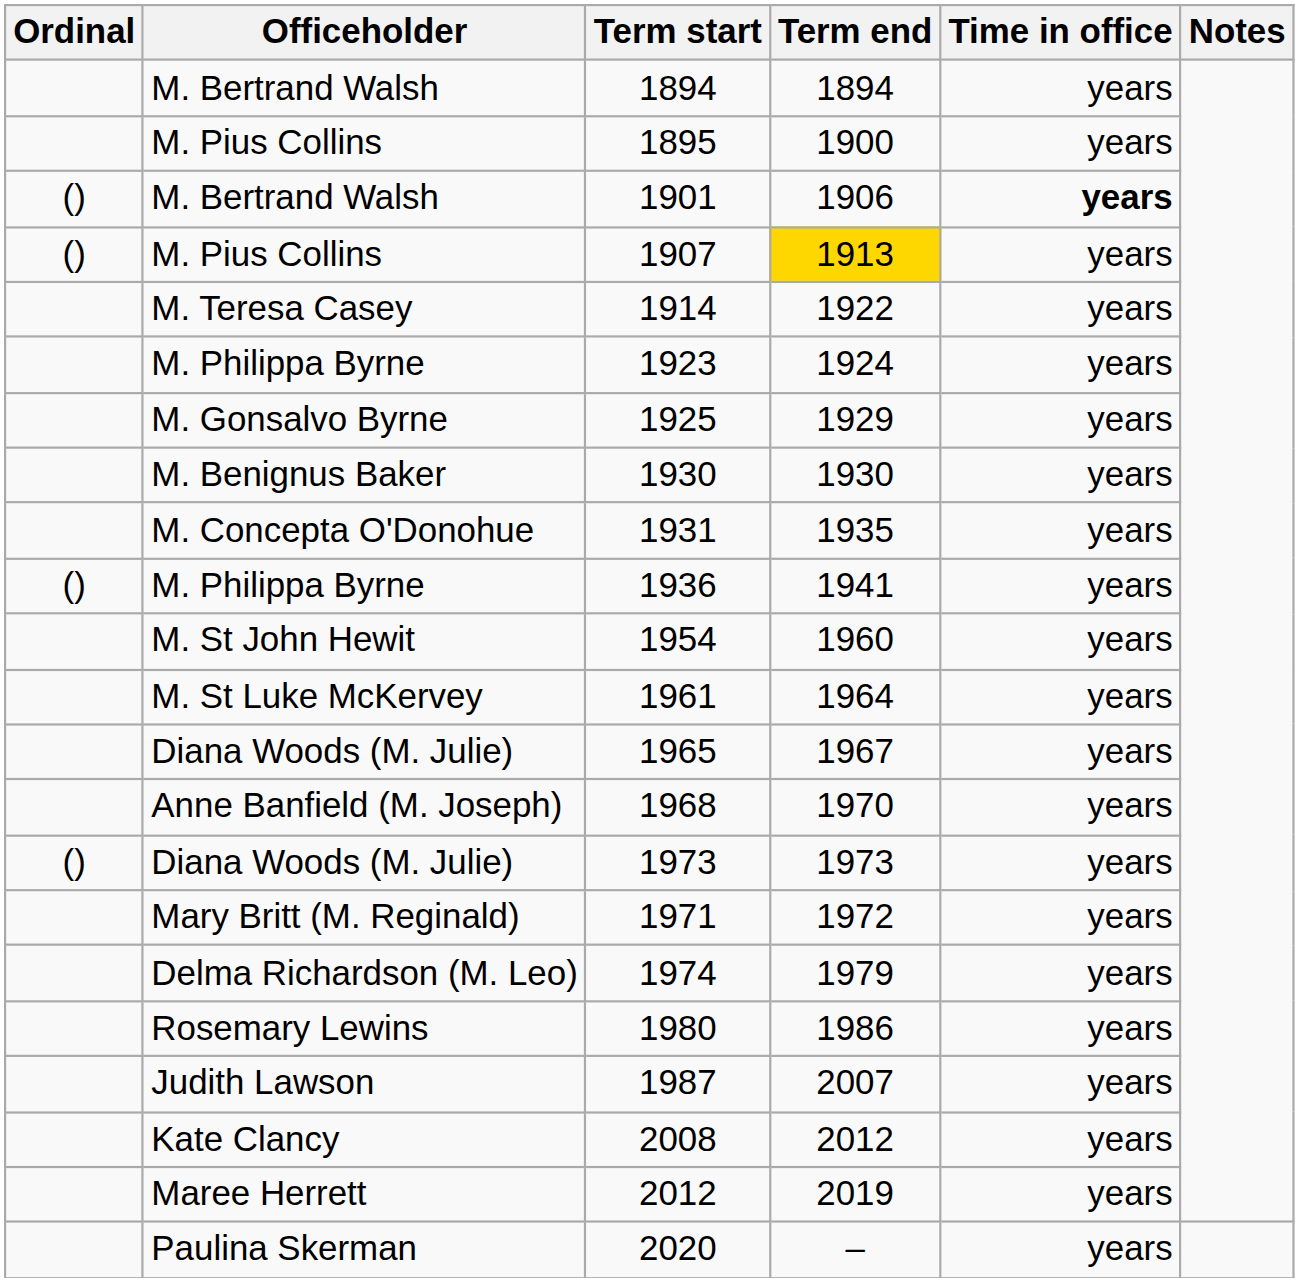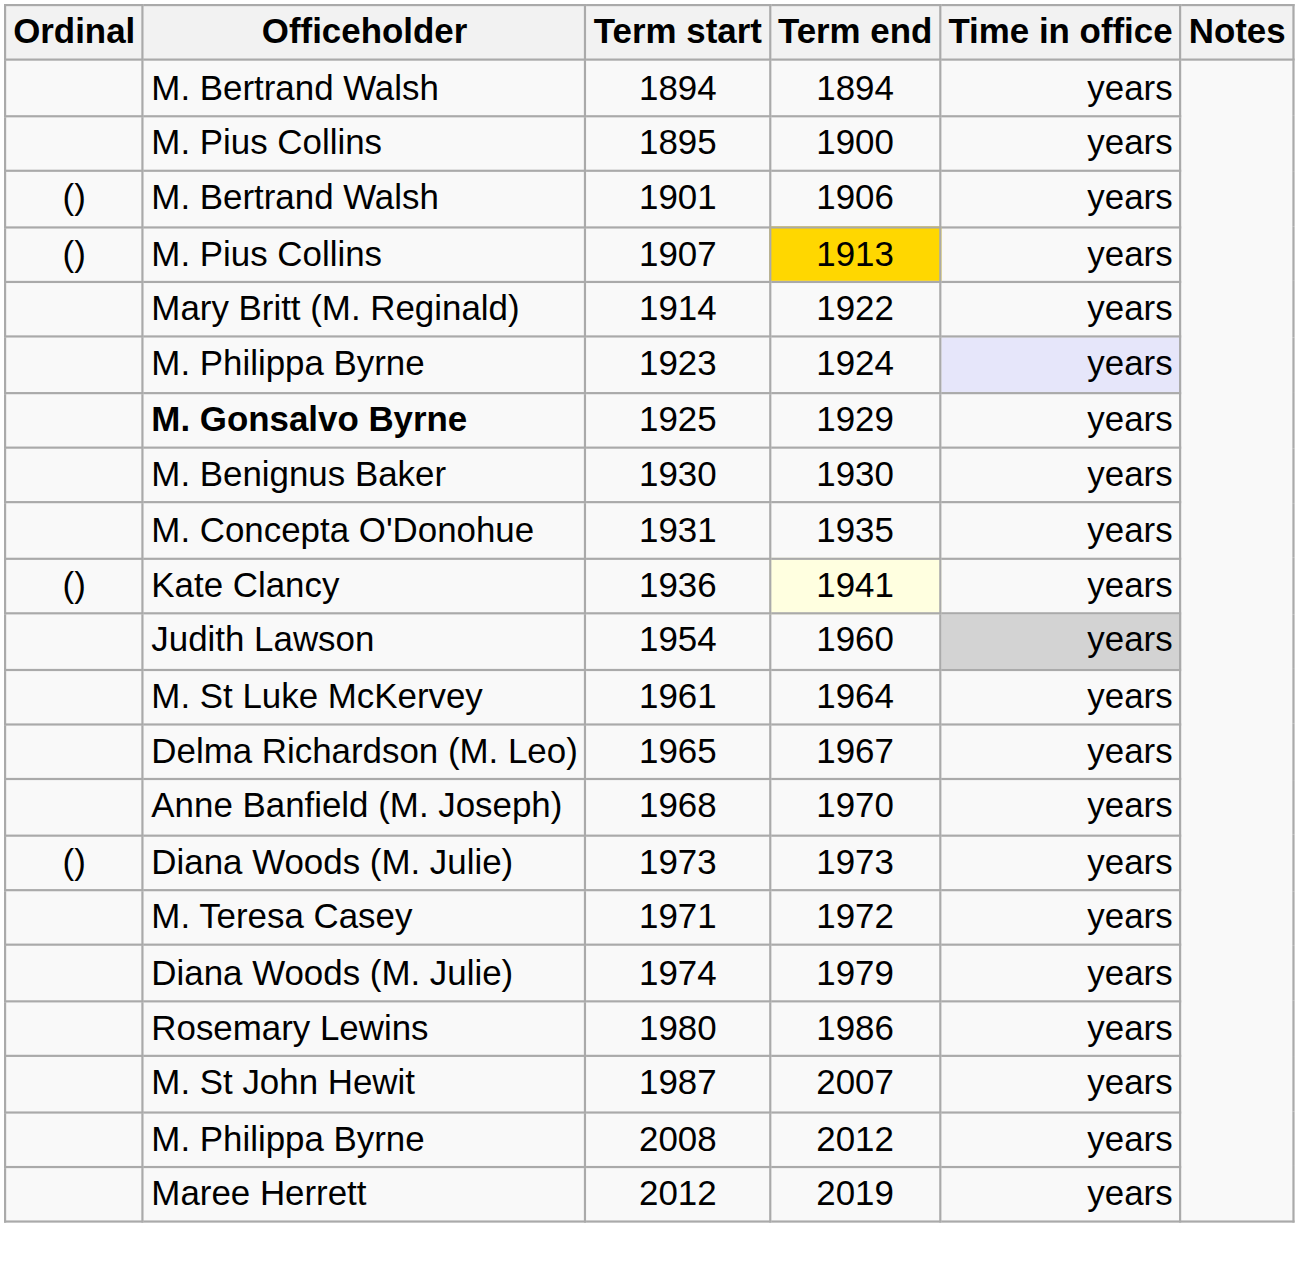(1127, 198) bold -> (1130, 198) normal
(282, 308) M. Teresa Casey -> (335, 308) Mary Britt (M. Reginald)
(1130, 364) no background -> (1130, 364) lavender background
(300, 419) normal -> (309, 419) bold
(288, 585) M. Philippa Byrne -> (245, 585) Kate Clancy
(855, 585) no background -> (855, 585) lightyellow background
(283, 640) M. St John Hewit -> (263, 640) Judith Lawson
(1130, 640) no background -> (1130, 640) lightgrey background
(332, 751) Diana Woods (M. Julie) -> (365, 751) Delma Richardson (M. Leo)
(335, 917) Mary Britt (M. Reginald) -> (282, 917) M. Teresa Casey
(365, 972) Delma Richardson (M. Leo) -> (332, 972) Diana Woods (M. Julie)
(263, 1083) Judith Lawson -> (283, 1083) M. St John Hewit
(245, 1138) Kate Clancy -> (288, 1138) M. Philippa Byrne
- row: (678, 1249)
